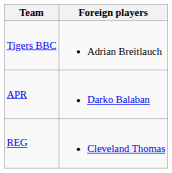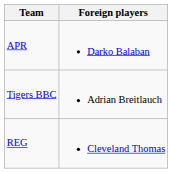rows swapped: (17, 94) <-> (32, 45)
